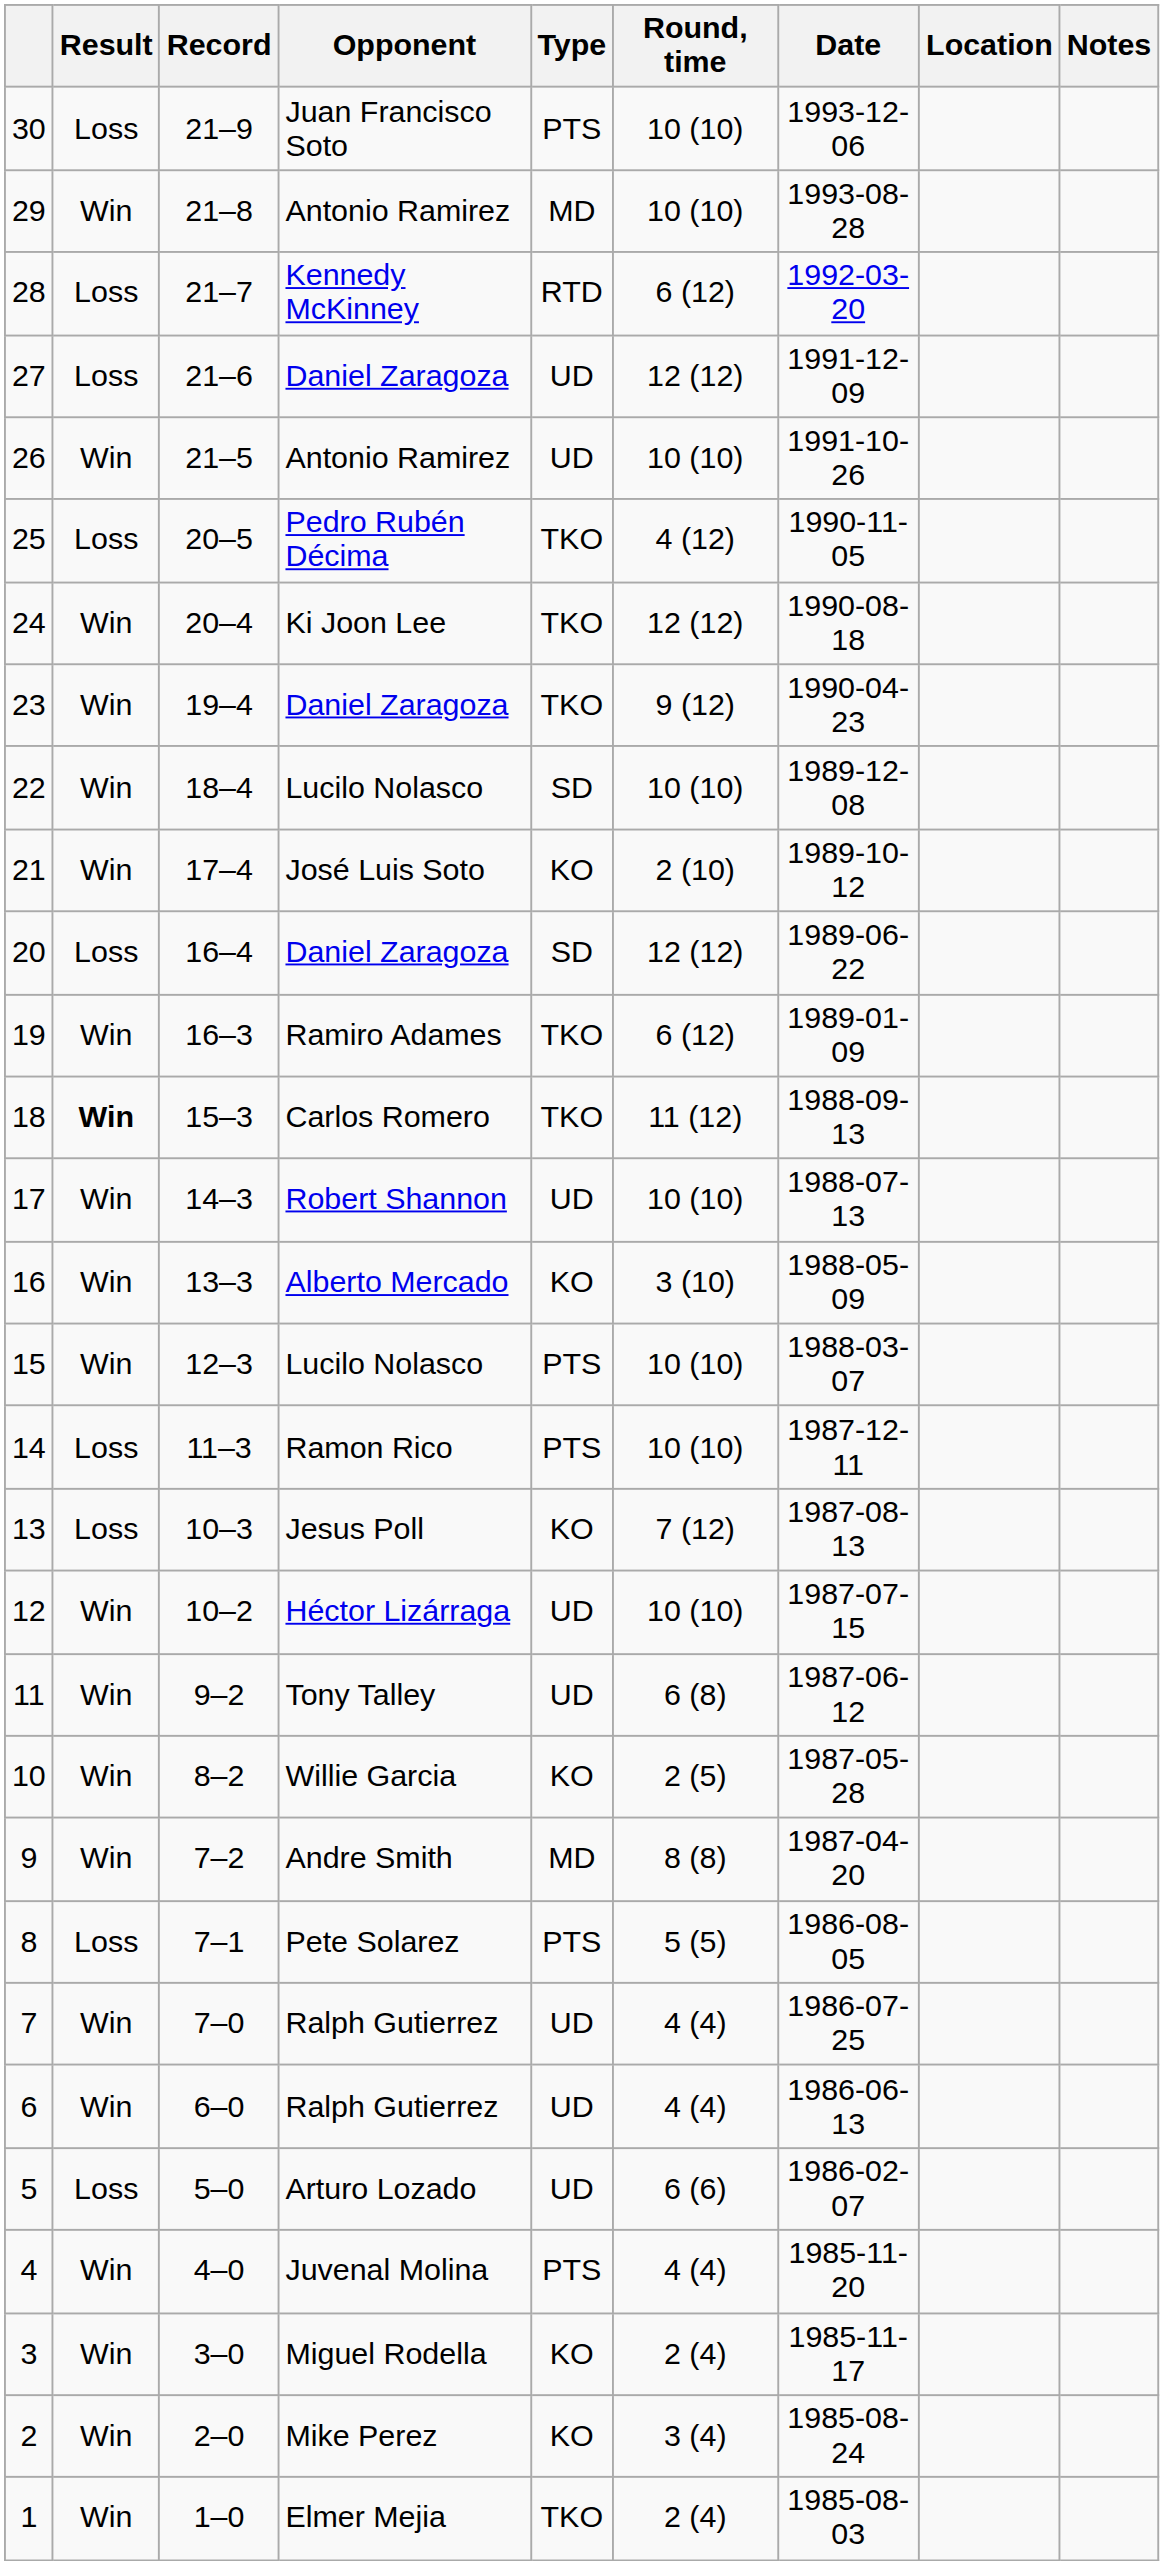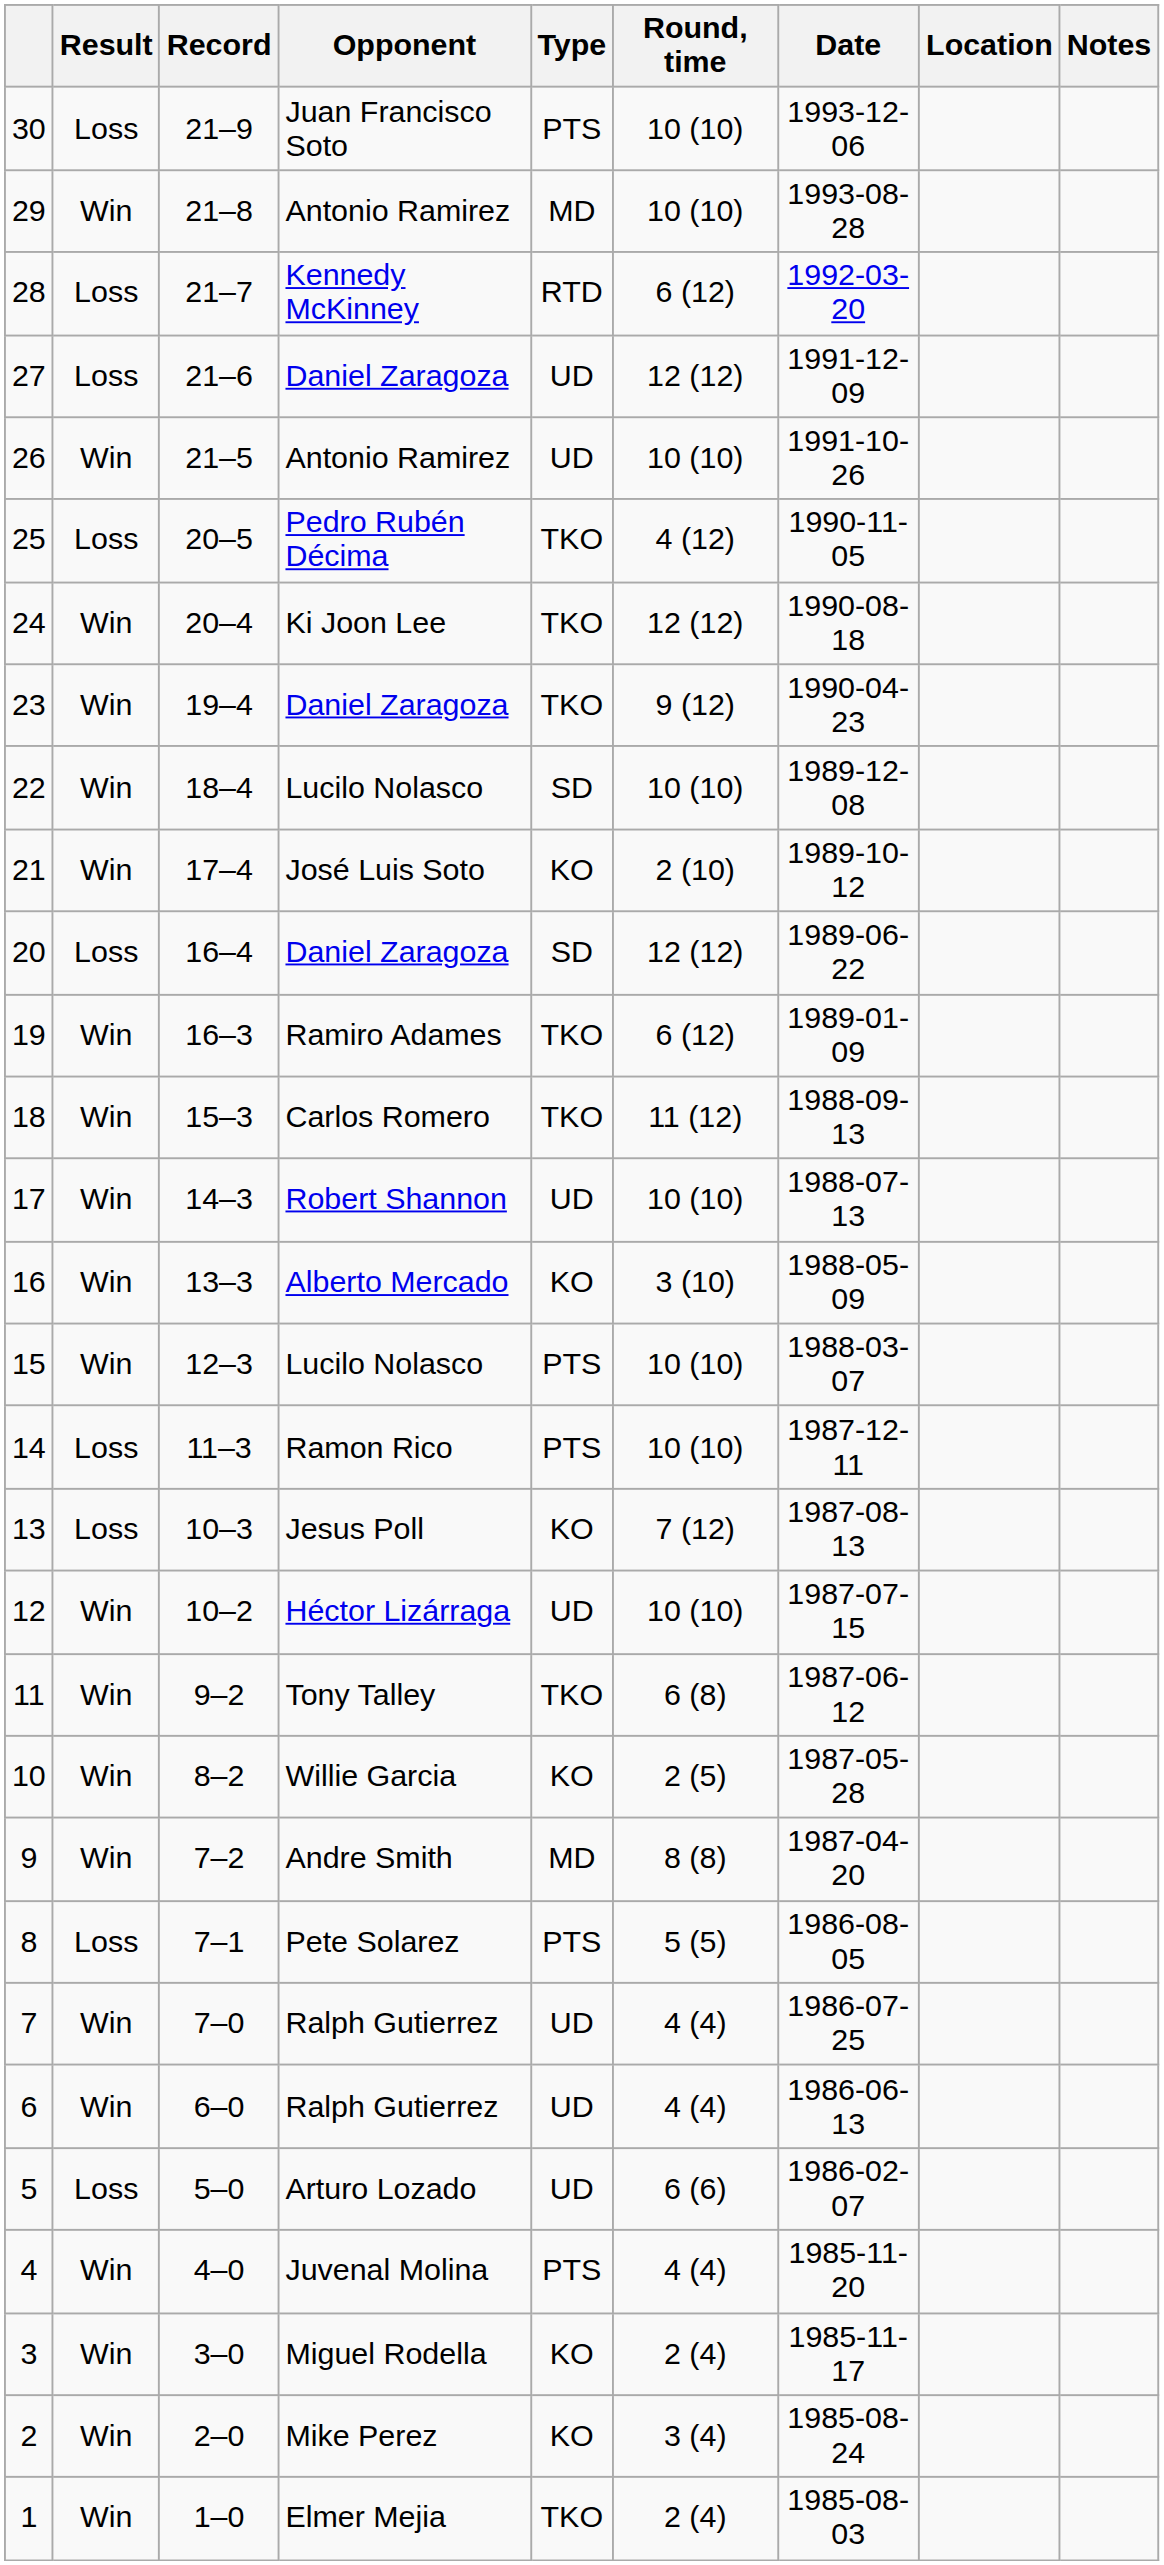(106, 1117) bold -> (106, 1117) normal
(572, 1693) UD -> (572, 1693) TKO
